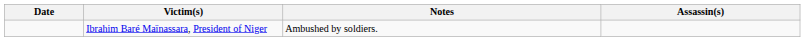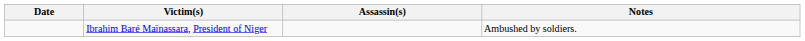columns swapped: (701, 12) <-> (442, 12)
